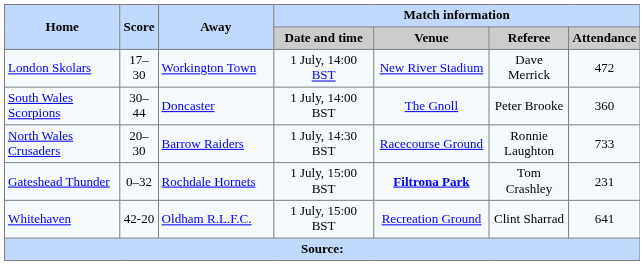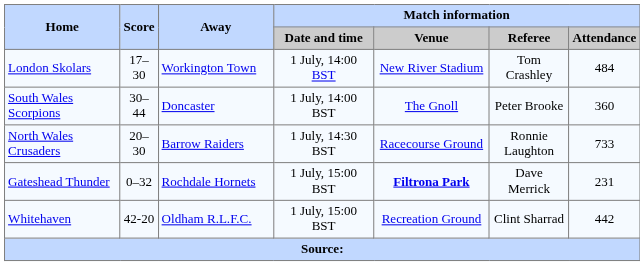(529, 68) Dave Merrick -> (529, 68) Tom Crashley
(604, 68) 472 -> (604, 68) 484
(529, 181) Tom Crashley -> (529, 181) Dave Merrick
(604, 219) 641 -> (604, 219) 442
